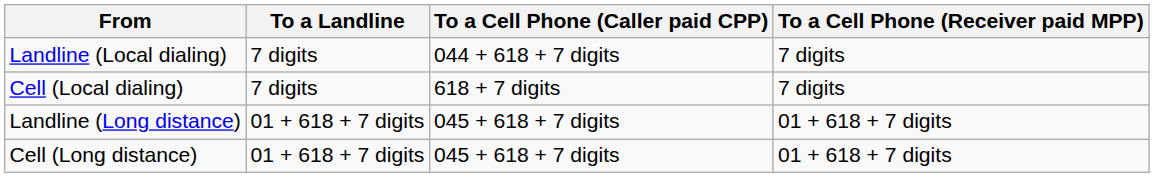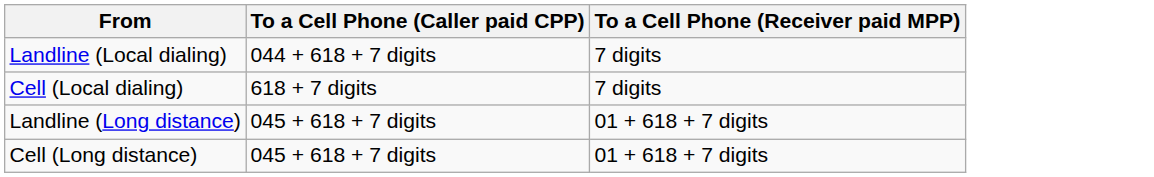- column: (337, 21)
